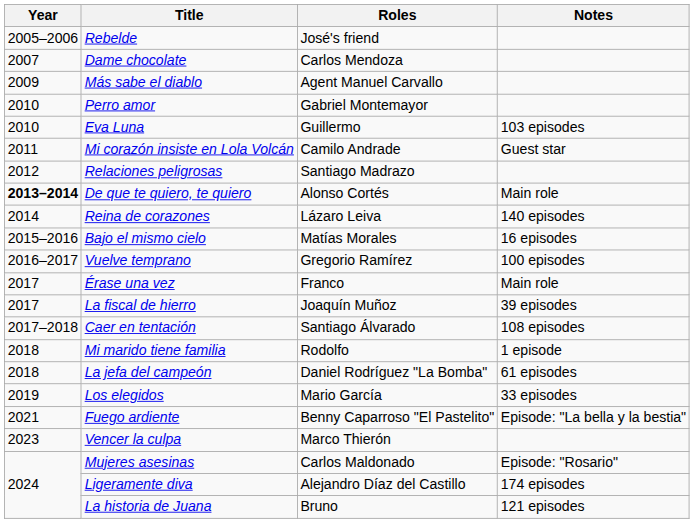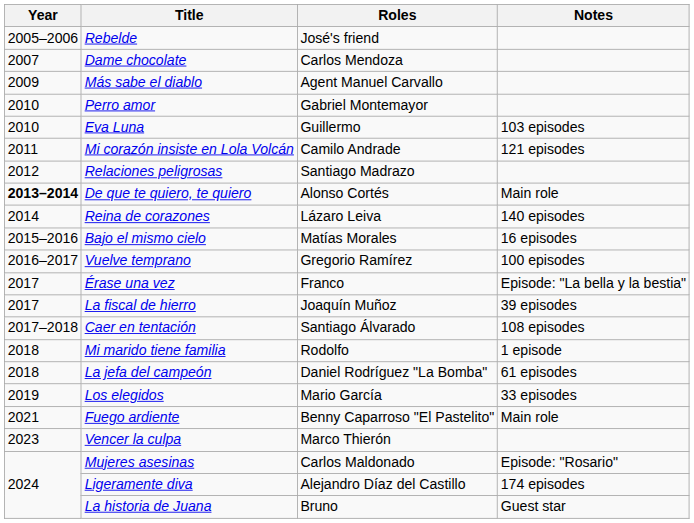(533, 149) Guest star -> (543, 149) 121 episodes
(530, 283) Main role -> (593, 283) Episode: "La bella y la bestia"
(593, 417) Episode: "La bella y la bestia" -> (530, 417) Main role
(543, 506) 121 episodes -> (533, 506) Guest star
